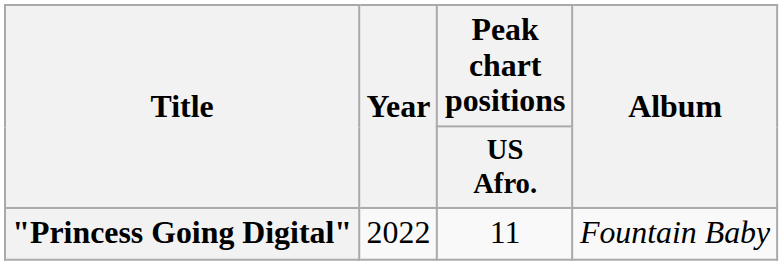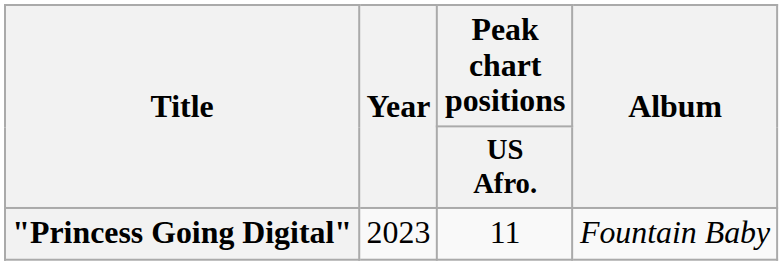(398, 232) 2022 -> (398, 232) 2023
